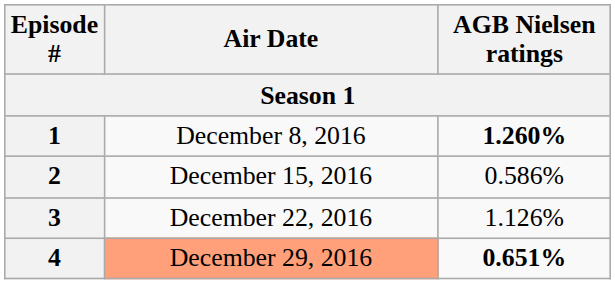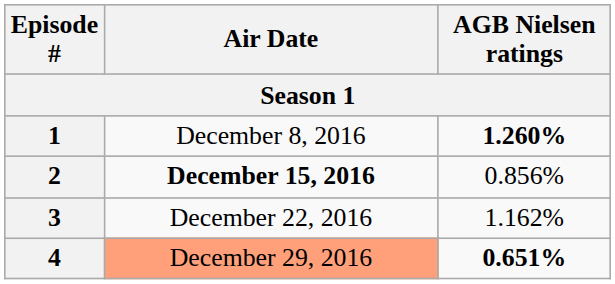(271, 176) normal -> (271, 176) bold
(524, 176) 0.586% -> (524, 176) 0.856%
(524, 217) 1.126% -> (524, 217) 1.162%
